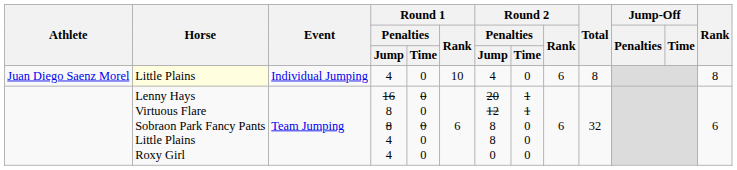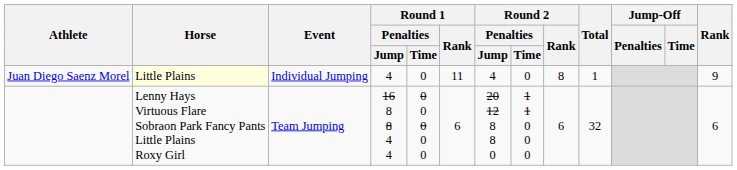(457, 76) 10 -> (457, 76) 11
(561, 76) 6 -> (561, 76) 8
(595, 76) 8 -> (595, 76) 1
(715, 76) 8 -> (715, 76) 9
